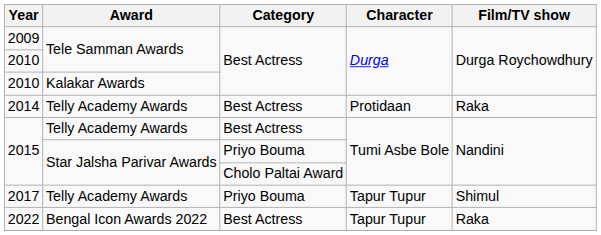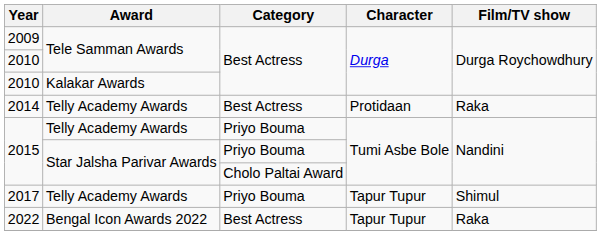(263, 128) Best Actress -> (264, 128) Priyo Bouma
